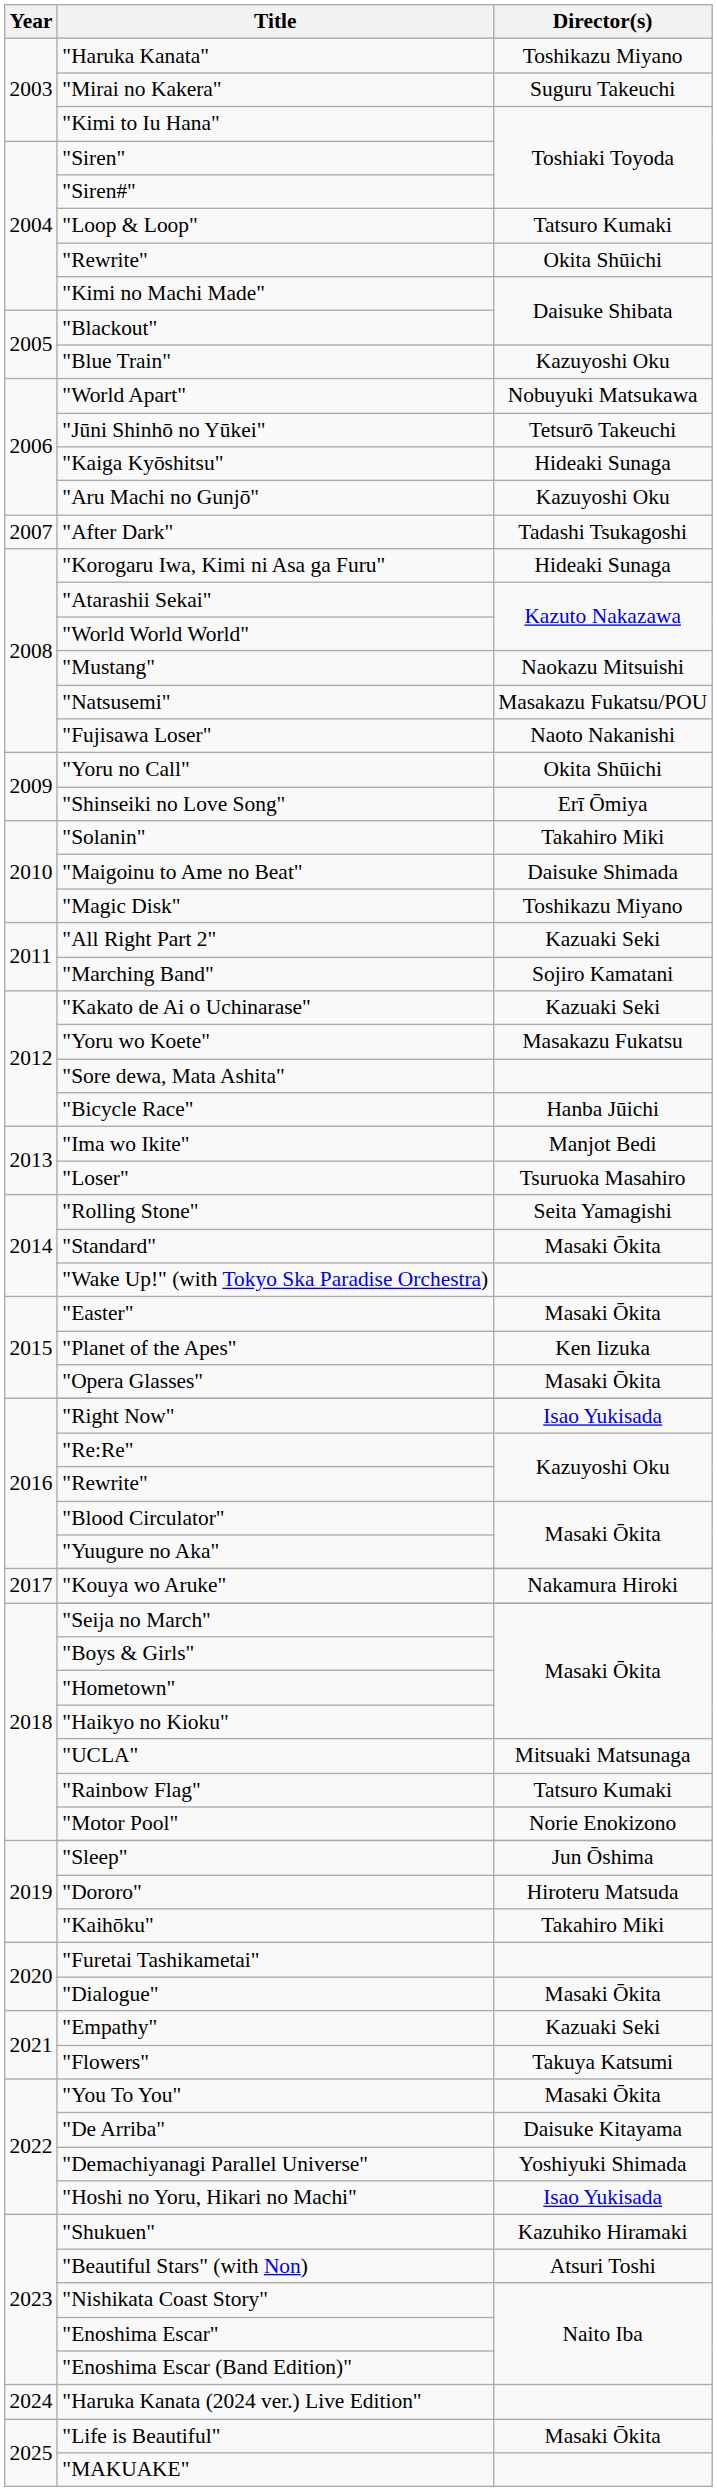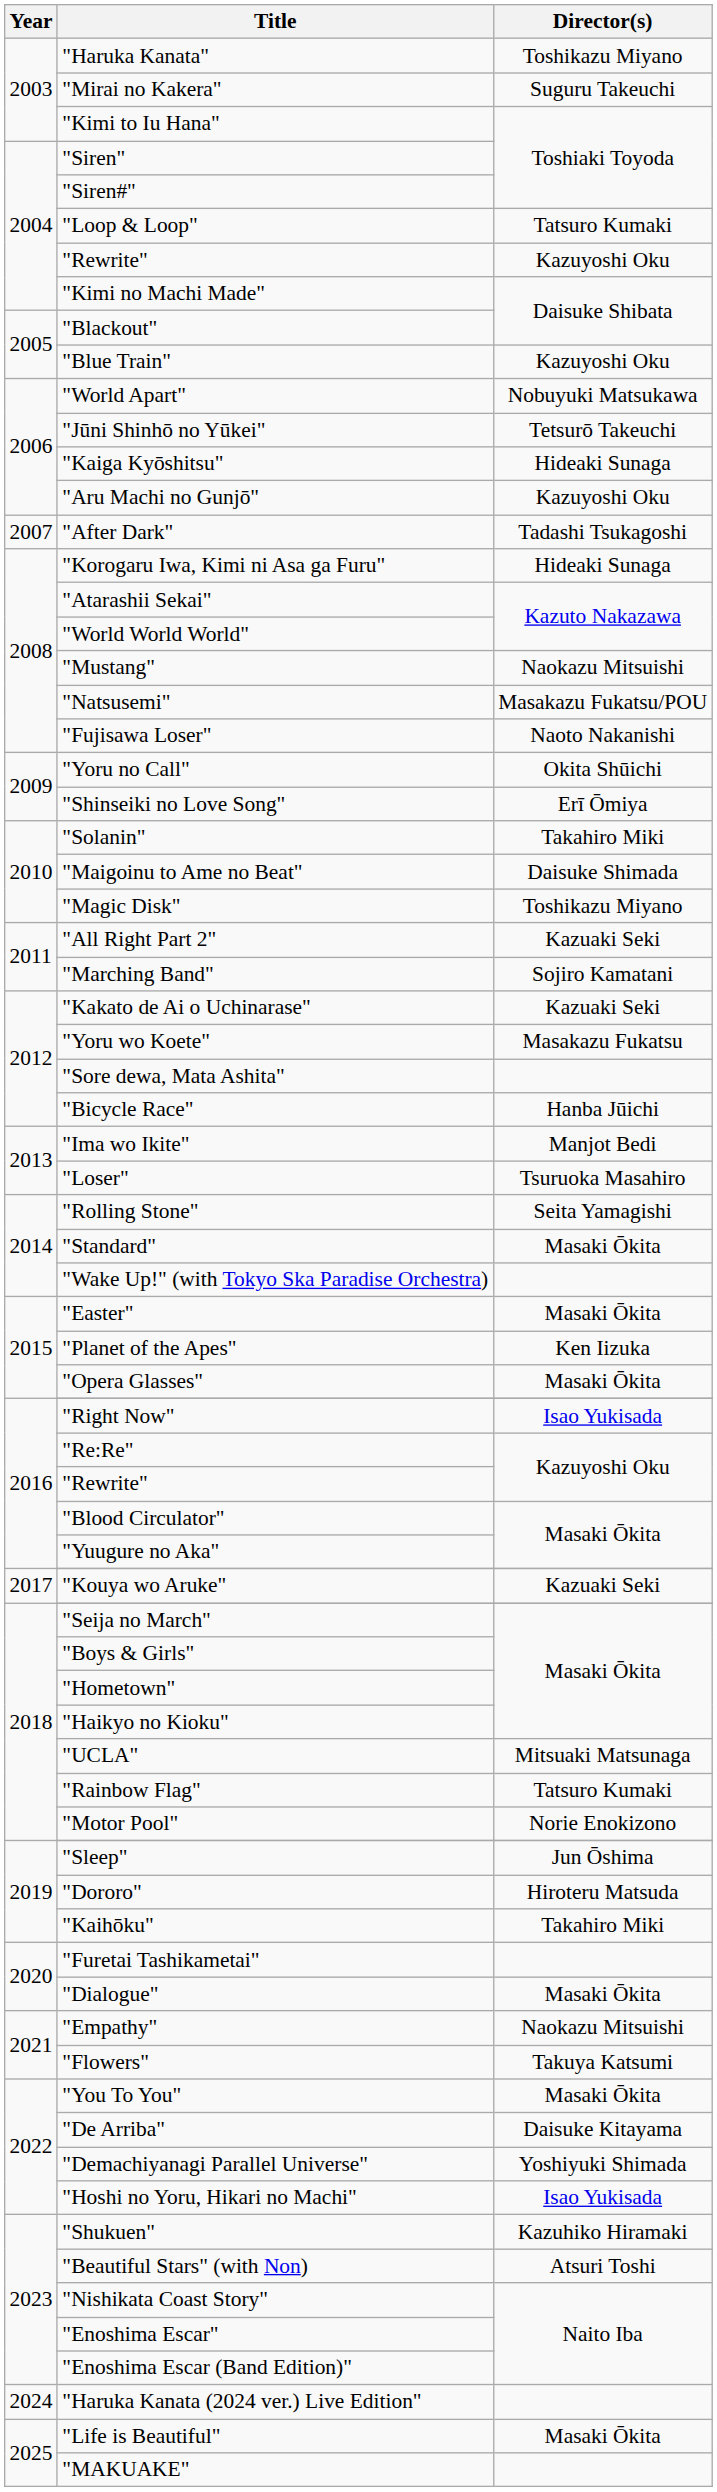(603, 259) Okita Shūichi -> (603, 259) Kazuyoshi Oku
(603, 1585) Nakamura Hiroki -> (603, 1585) Kazuaki Seki
(603, 2027) Kazuaki Seki -> (603, 2027) Naokazu Mitsuishi
